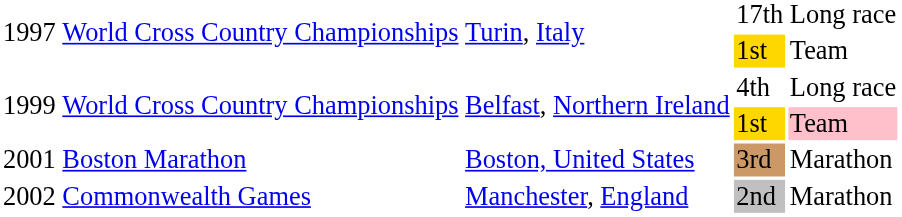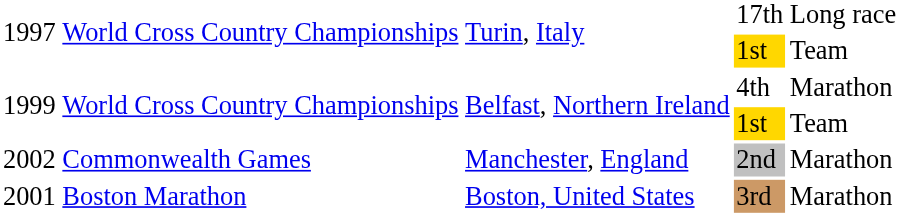(843, 87) Long race -> (841, 87) Marathon
(819, 123) pink background -> (819, 123) no background
rows swapped: (29, 159) <-> (29, 195)
